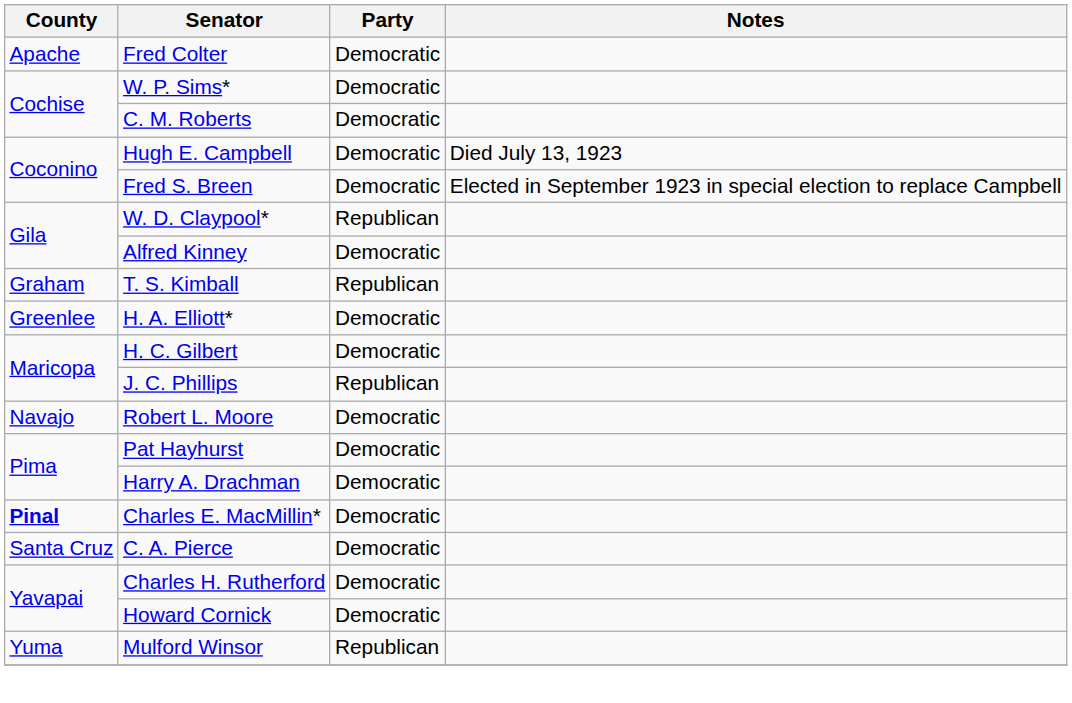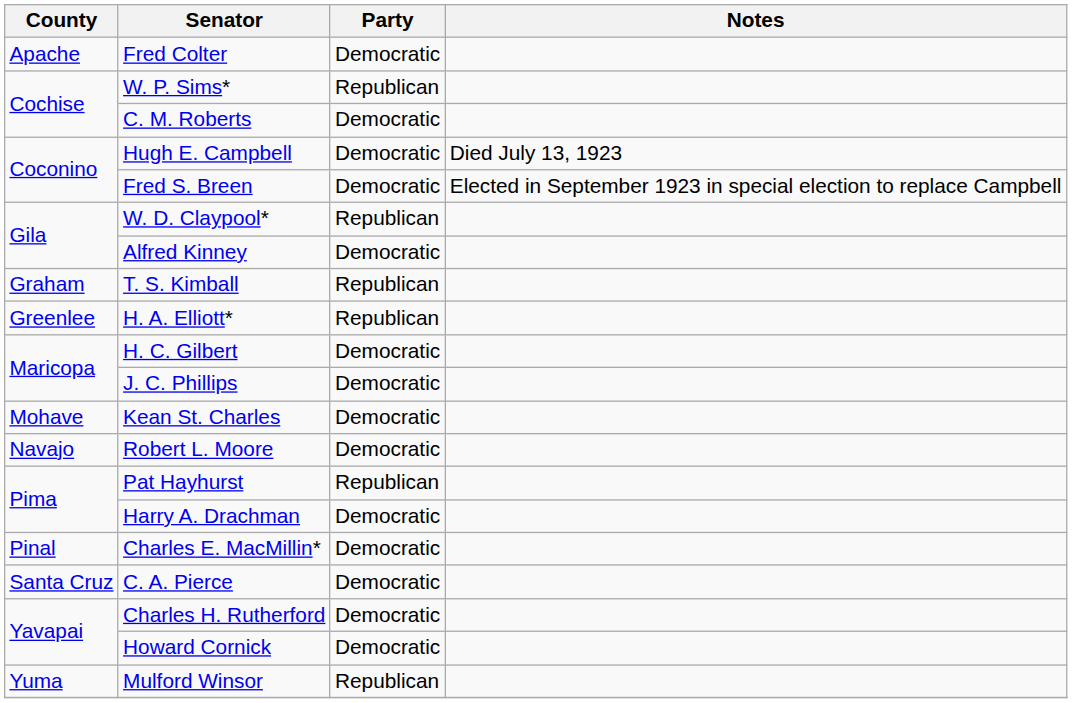(388, 86) Democratic -> (387, 86) Republican
(388, 317) Democratic -> (387, 317) Republican
(387, 383) Republican -> (388, 383) Democratic
+ row: (202, 416)
(388, 449) Democratic -> (387, 482) Republican
(34, 515) bold -> (33, 548) normal
